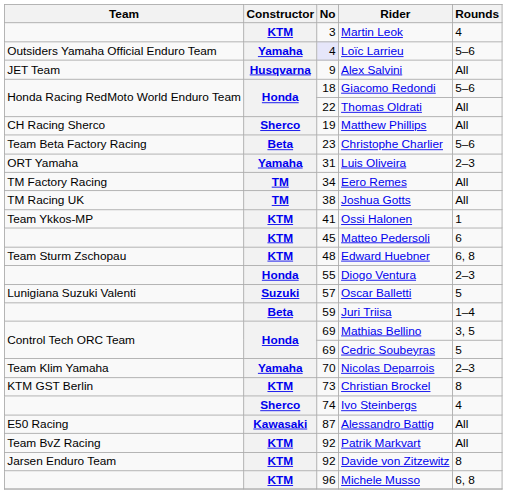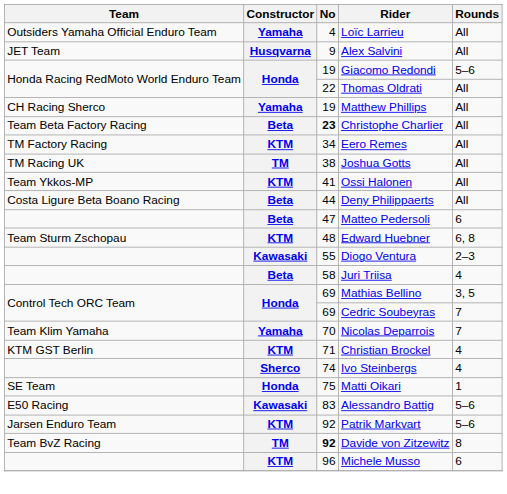- row: (372, 32)
(332, 51) lavender background -> (332, 32) no background
(465, 51) 5–6 -> (462, 32) All
(329, 88) 18 -> (329, 69) 19
(280, 125) Sherco -> (280, 107) Yamaha
(329, 144) normal -> (329, 125) bold
(465, 144) 5–6 -> (462, 125) All
- row: (374, 163)
(280, 181) TM -> (280, 144) KTM
(458, 219) 1 -> (462, 181) All
+ row: (387, 200)
(280, 237) KTM -> (280, 219) Beta
(329, 237) 45 -> (329, 219) 47
(280, 274) Honda -> (280, 256) Kawasaki
- row: (376, 293)
(329, 312) 59 -> (329, 274) 58
(465, 312) 1–4 -> (458, 274) 4
(458, 349) 5 -> (458, 312) 7
(465, 368) 2–3 -> (458, 330) 7
(329, 386) 73 -> (329, 349) 71
(458, 386) 8 -> (458, 349) 4
+ row: (371, 386)
(329, 424) 87 -> (329, 405) 83
(462, 424) All -> (465, 405) 5–6
(54, 442) Team BvZ Racing -> (62, 424) Jarsen Enduro Team
(462, 442) All -> (465, 424) 5–6
(62, 461) Jarsen Enduro Team -> (54, 442) Team BvZ Racing
(280, 461) KTM -> (280, 442) TM
(329, 461) normal -> (329, 442) bold
(465, 480) 6, 8 -> (458, 461) 6
